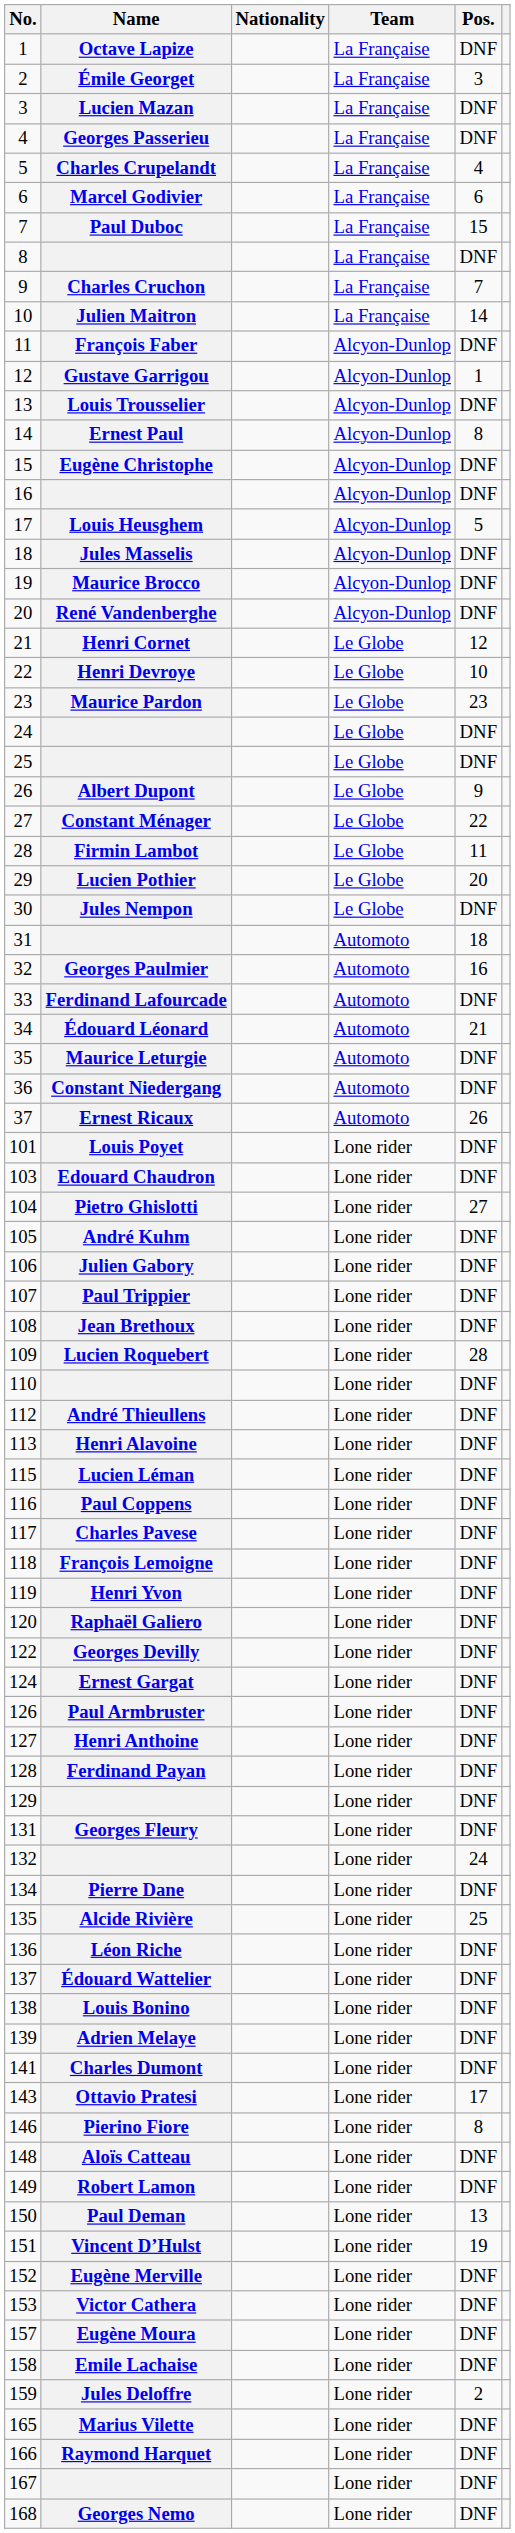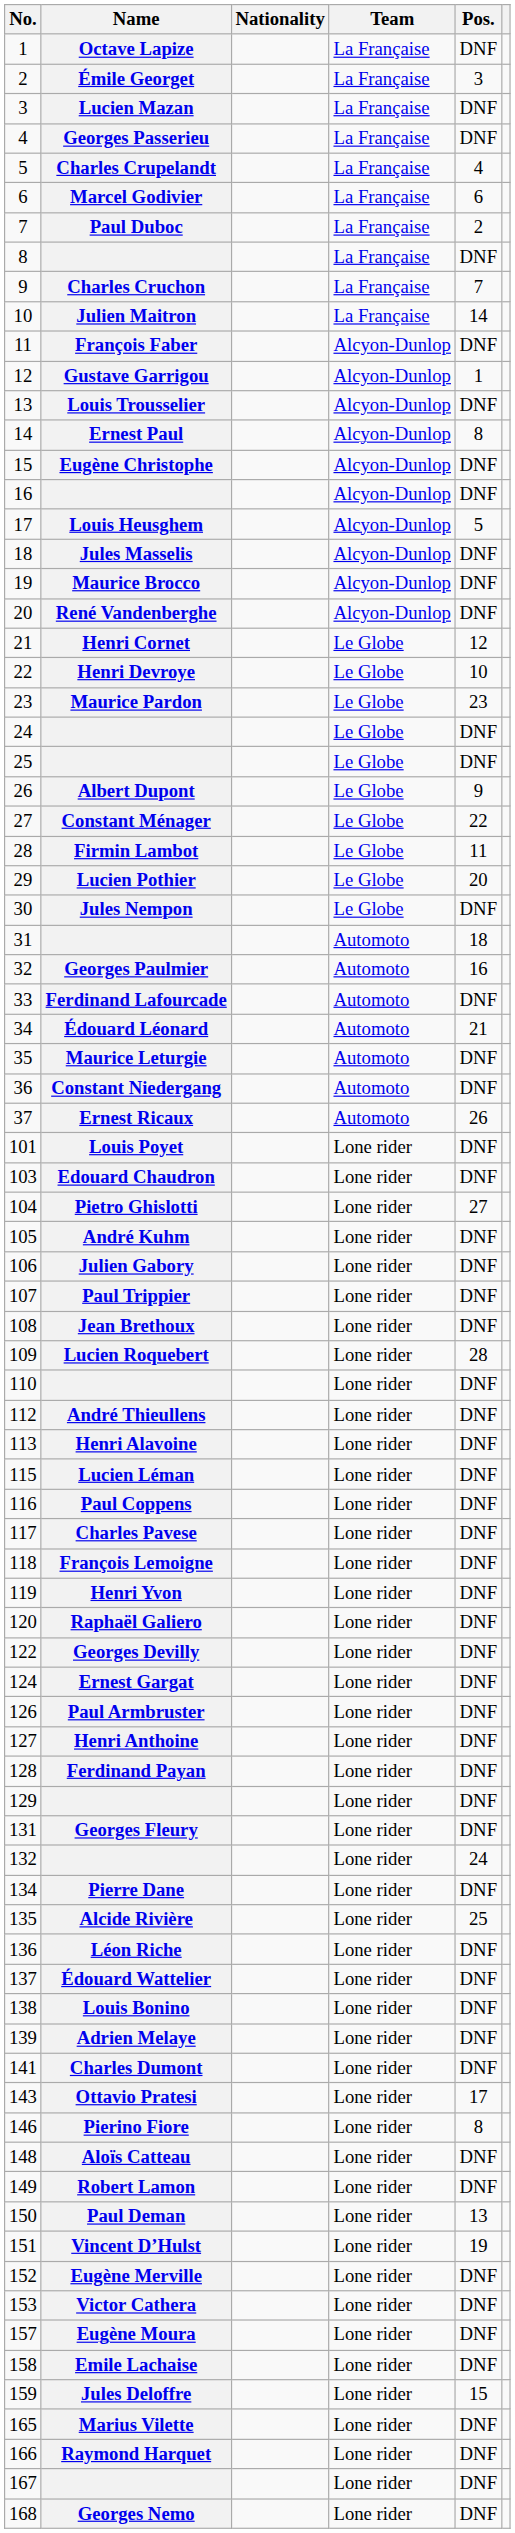(478, 227) 15 -> (478, 227) 2
(478, 2394) 2 -> (478, 2394) 15
